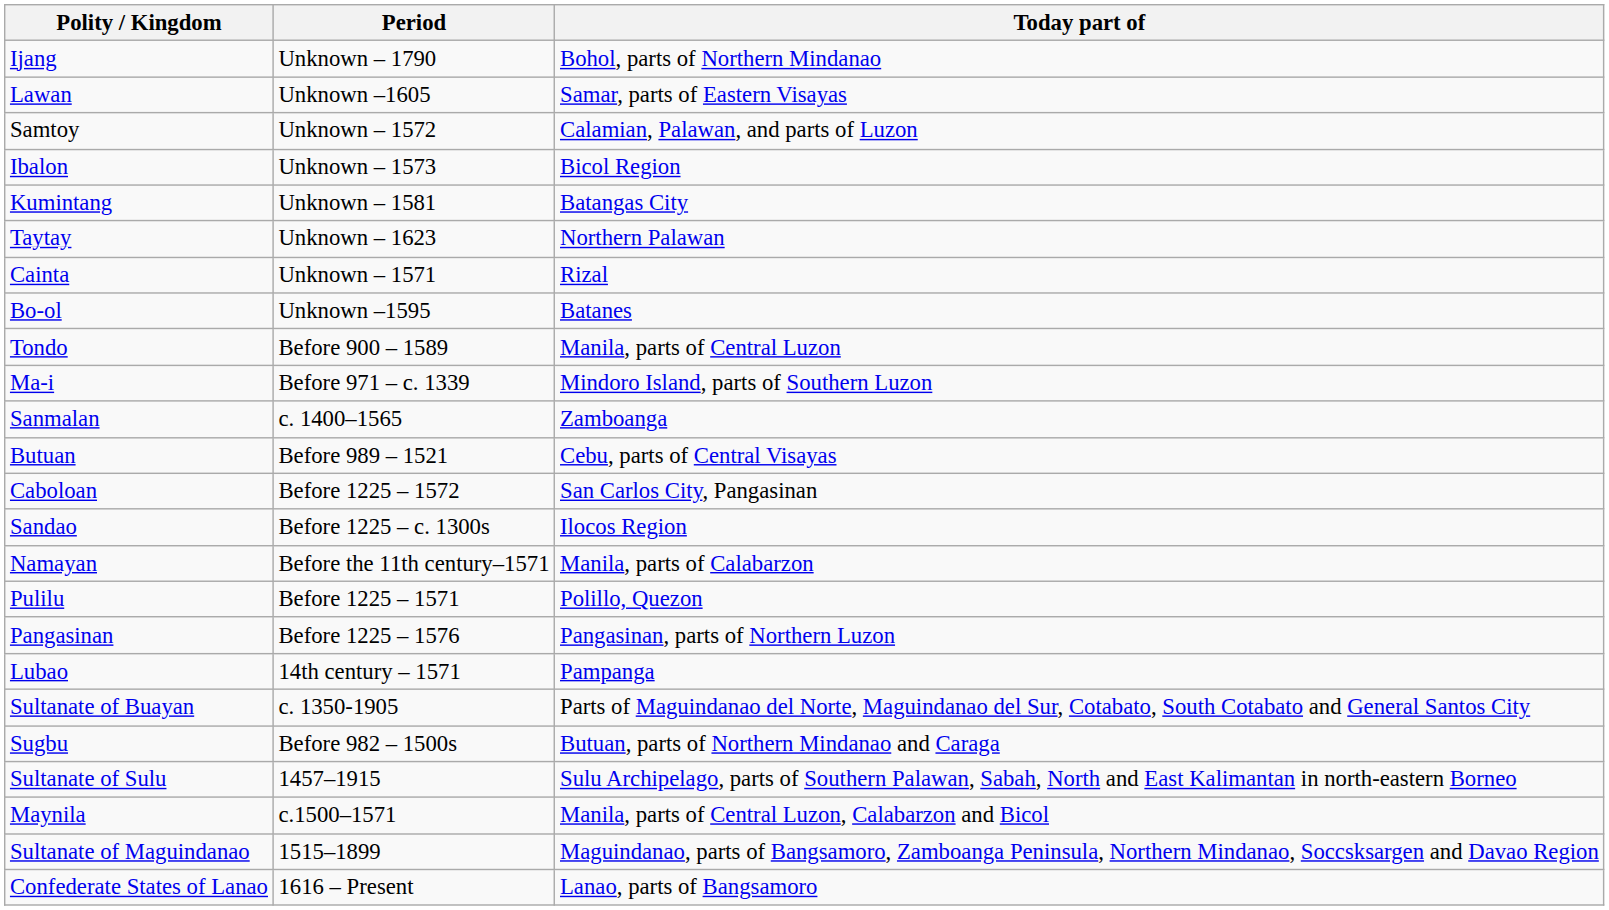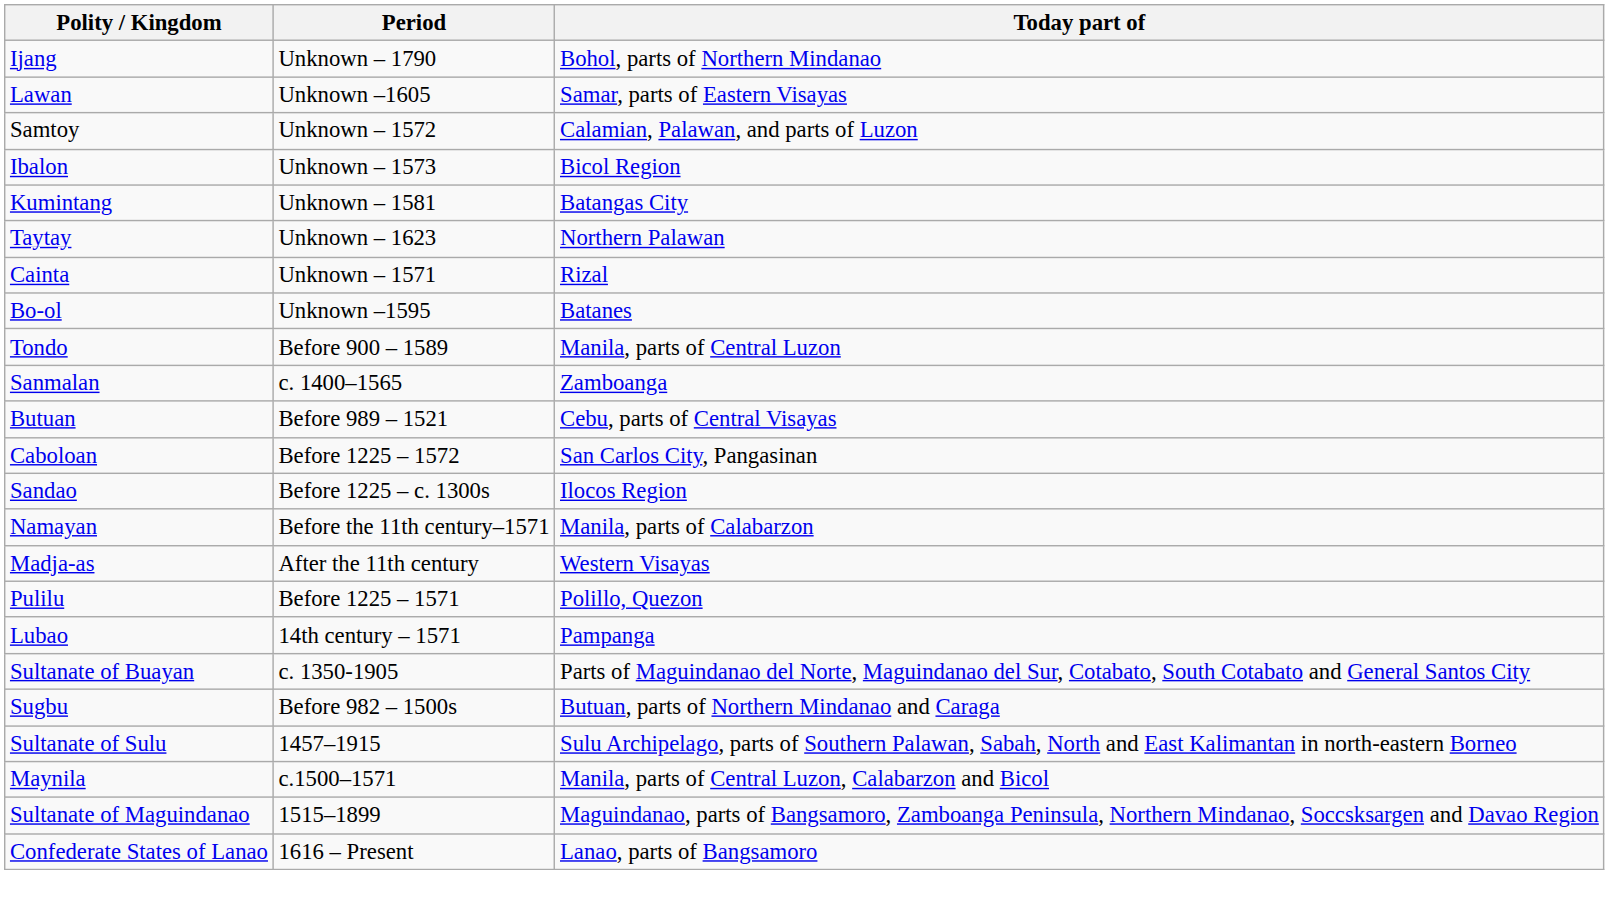- row: (32, 382)
+ row: (52, 563)
- row: (62, 635)
